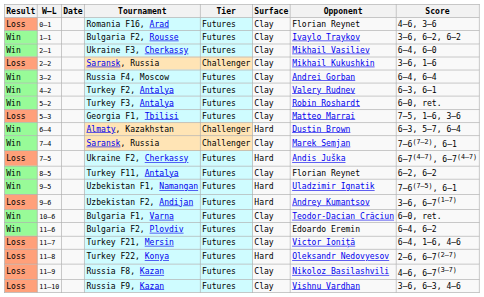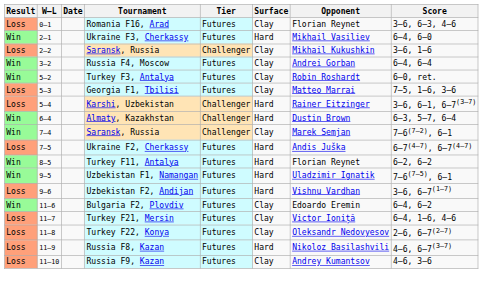(417, 24) 4–6, 3–6 -> (425, 24) 3–6, 6–3, 4–6
- row: (45, 38)
(264, 50) Clay -> (264, 37) Hard
- row: (45, 90)
+ row: (45, 104)
(264, 173) Clay -> (264, 162) Hard
(331, 202) Andrey Kumantsov -> (326, 191) Vishnu Vardhan
- row: (47, 217)
(264, 257) Hard -> (264, 232) Clay
(264, 272) Clay -> (264, 248) Hard
(326, 286) Vishnu Vardhan -> (331, 262) Andrey Kumantsov
(429, 286) 3–6, 6–3, 4–6 -> (412, 262) 4–6, 3–6
